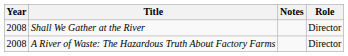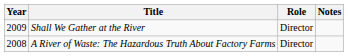columns swapped: (325, 12) <-> (292, 12)
(17, 28) 2008 -> (17, 28) 2009
